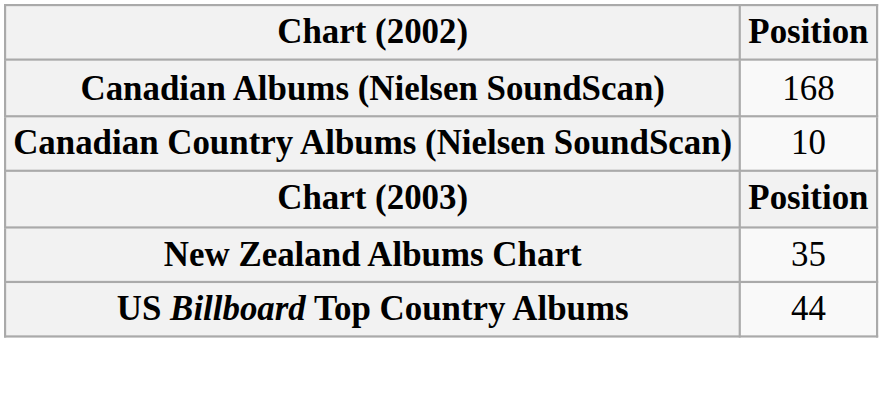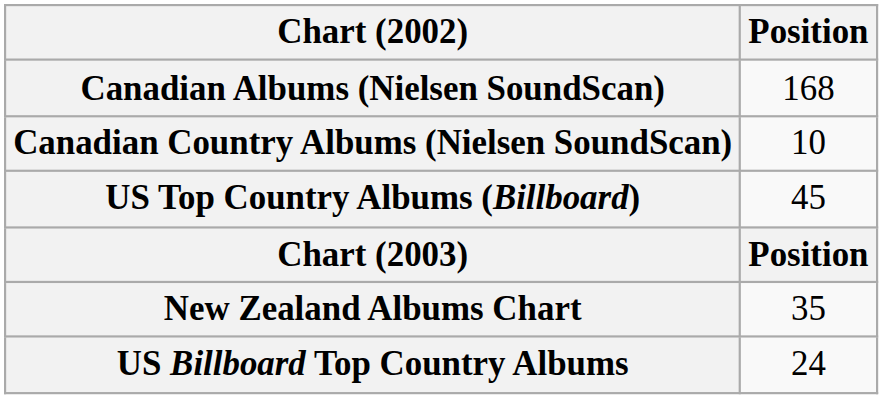+ row: (373, 198)
(808, 308) 44 -> (808, 364) 24
